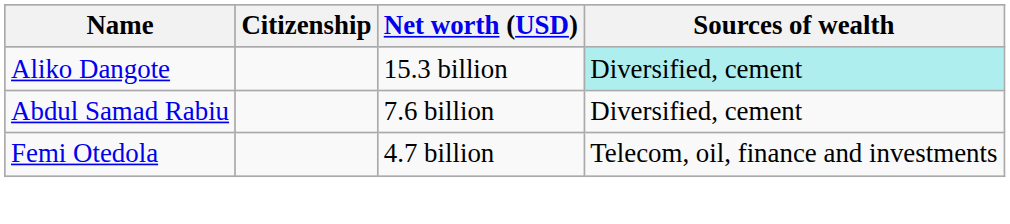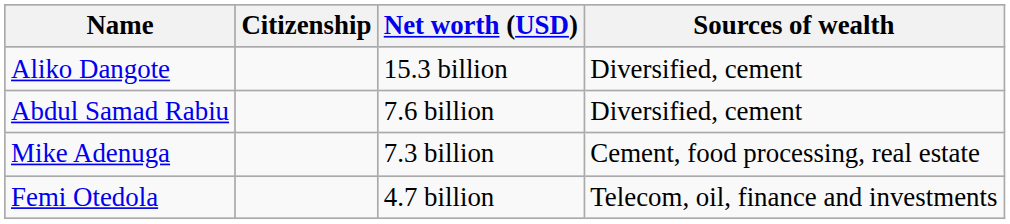(696, 68) paleturquoise background -> (696, 68) no background
+ row: (91, 153)
